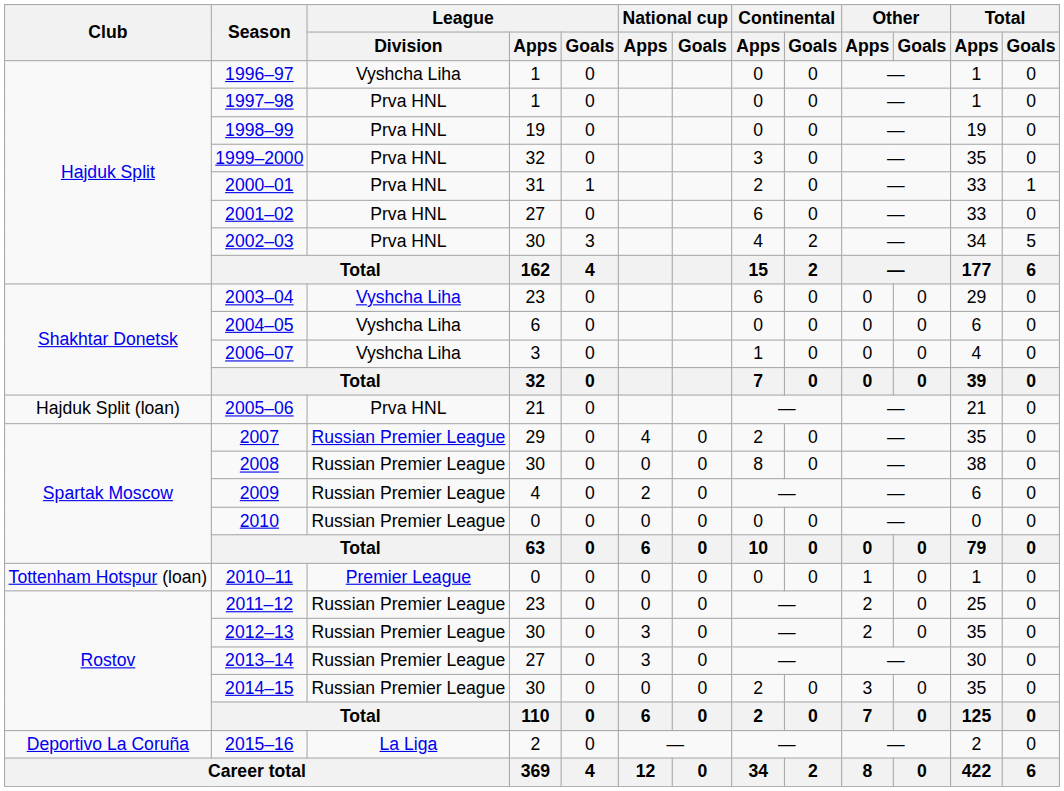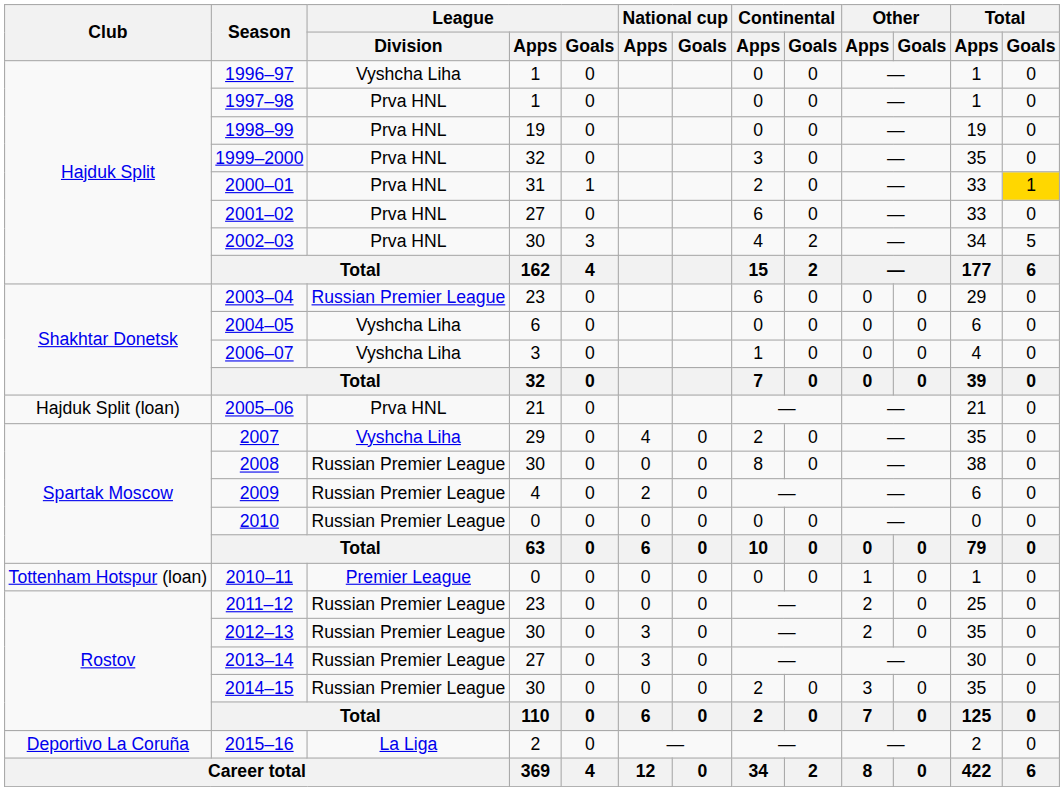(1031, 185) no background -> (1031, 185) gold background
(408, 297) Vyshcha Liha -> (408, 297) Russian Premier League
(408, 437) Russian Premier League -> (408, 437) Vyshcha Liha
